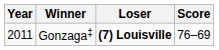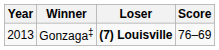(20, 34) 2011 -> (20, 34) 2013
